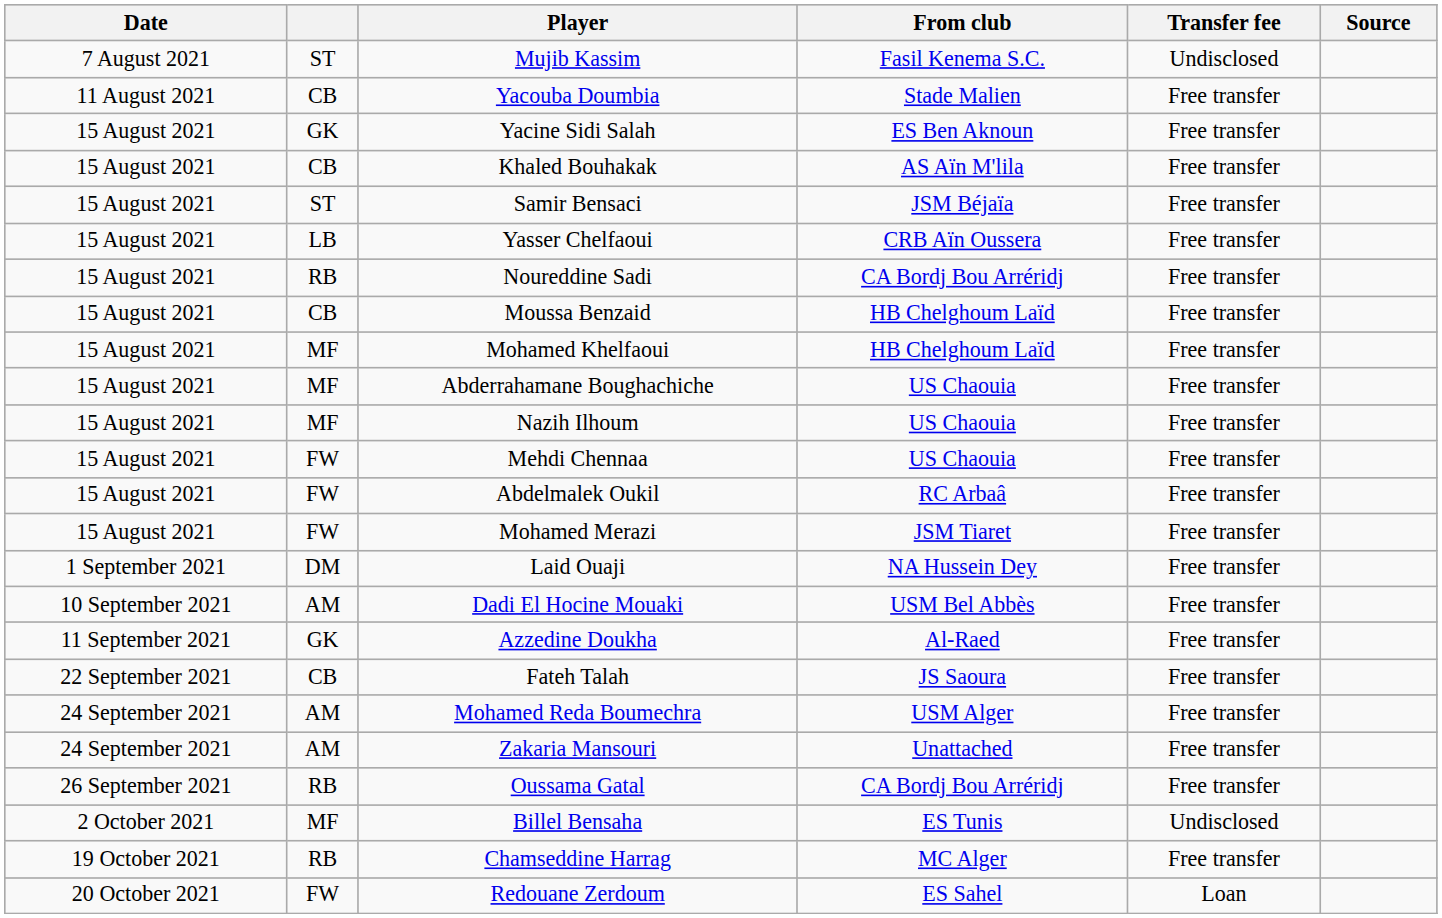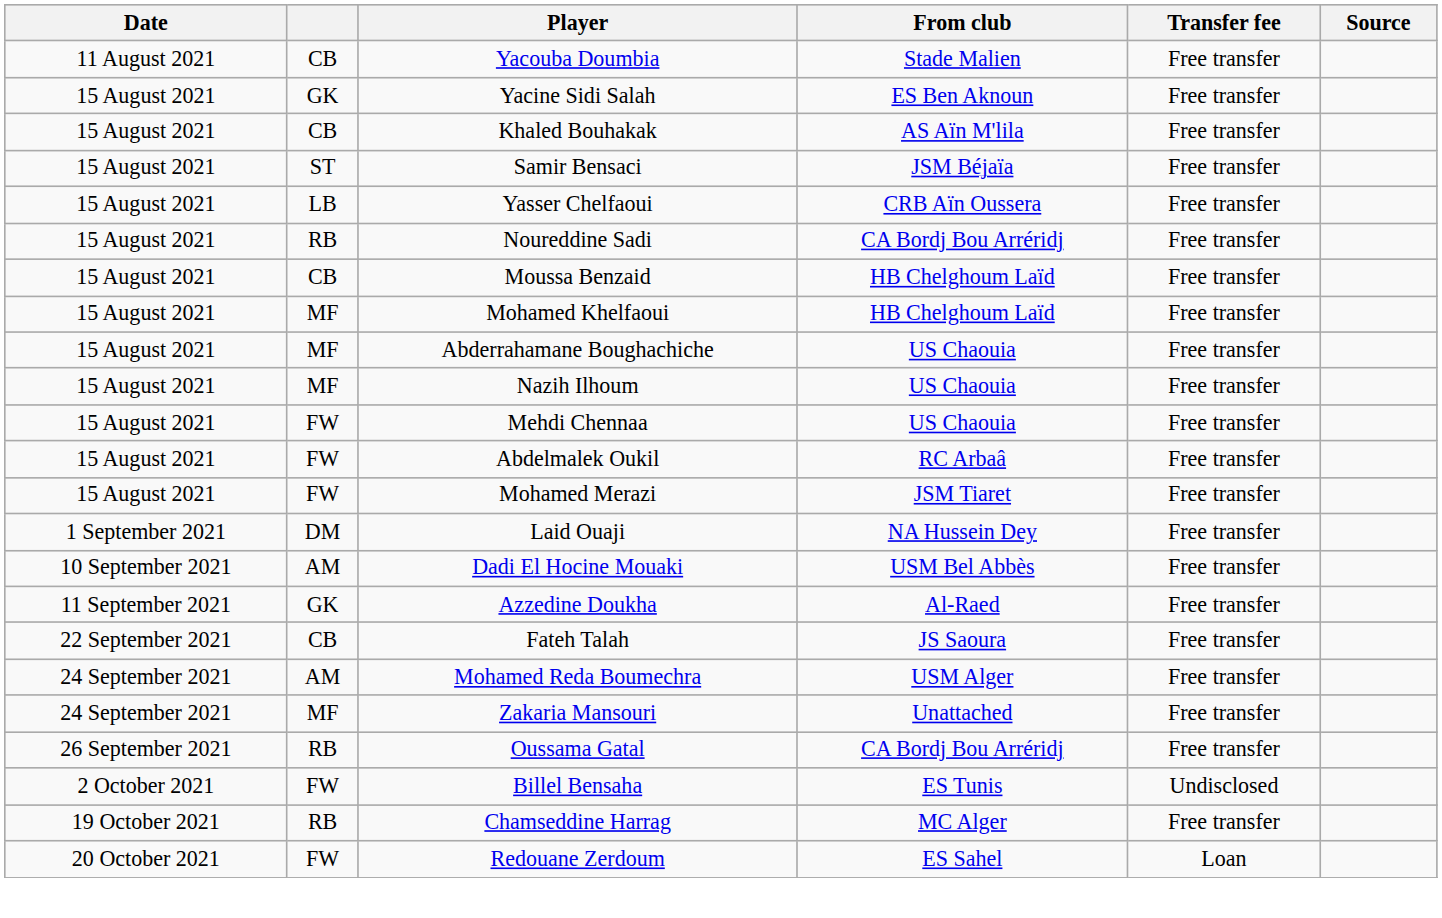- row: (578, 58)
(323, 749) AM -> (323, 712) MF
(323, 821) MF -> (323, 785) FW
